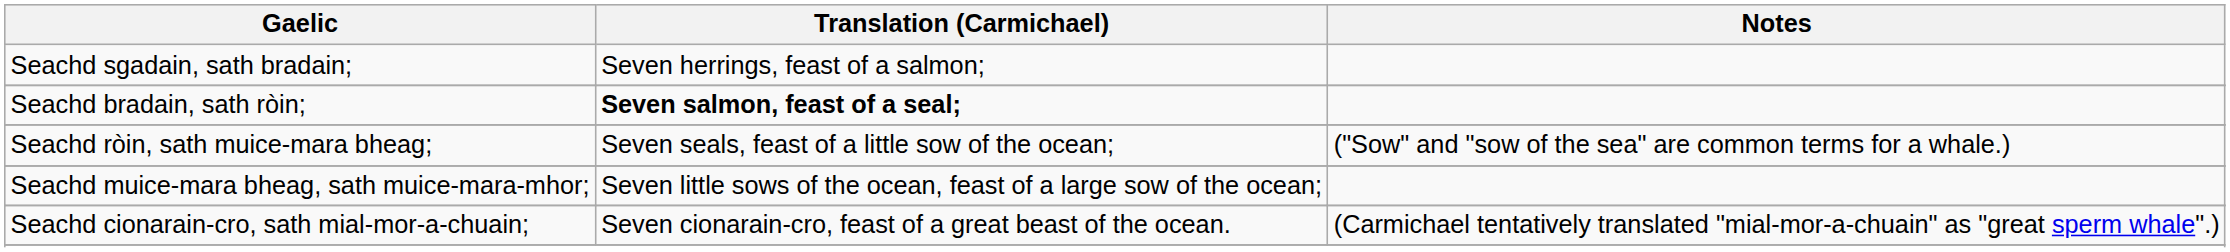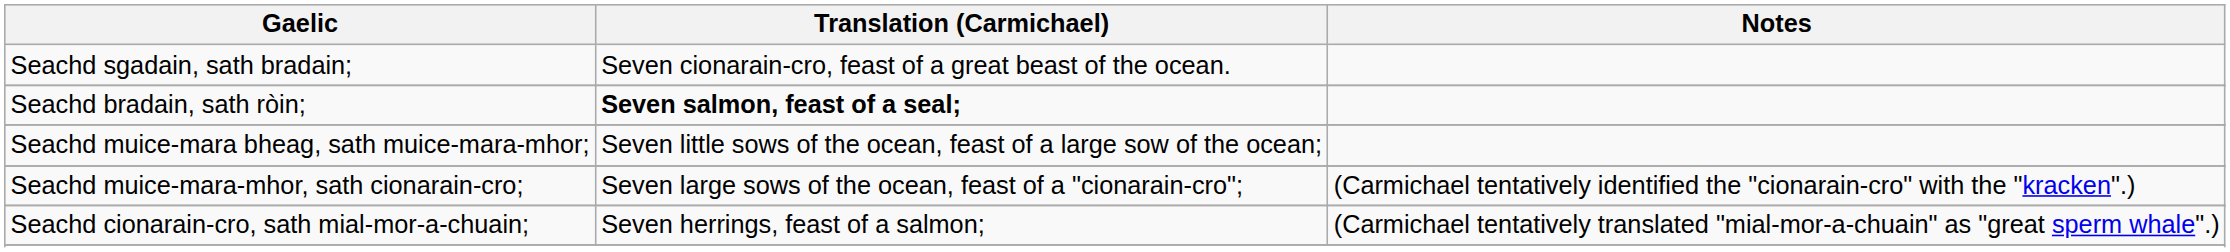(793, 64) Seven herrings, feast of a salmon; -> (916, 64) Seven cionarain-cro, feast of a great beast of the ocean.
- row: (221, 144)
+ row: (267, 184)
(916, 225) Seven cionarain-cro, feast of a great beast of the ocean. -> (793, 225) Seven herrings, feast of a salmon;
